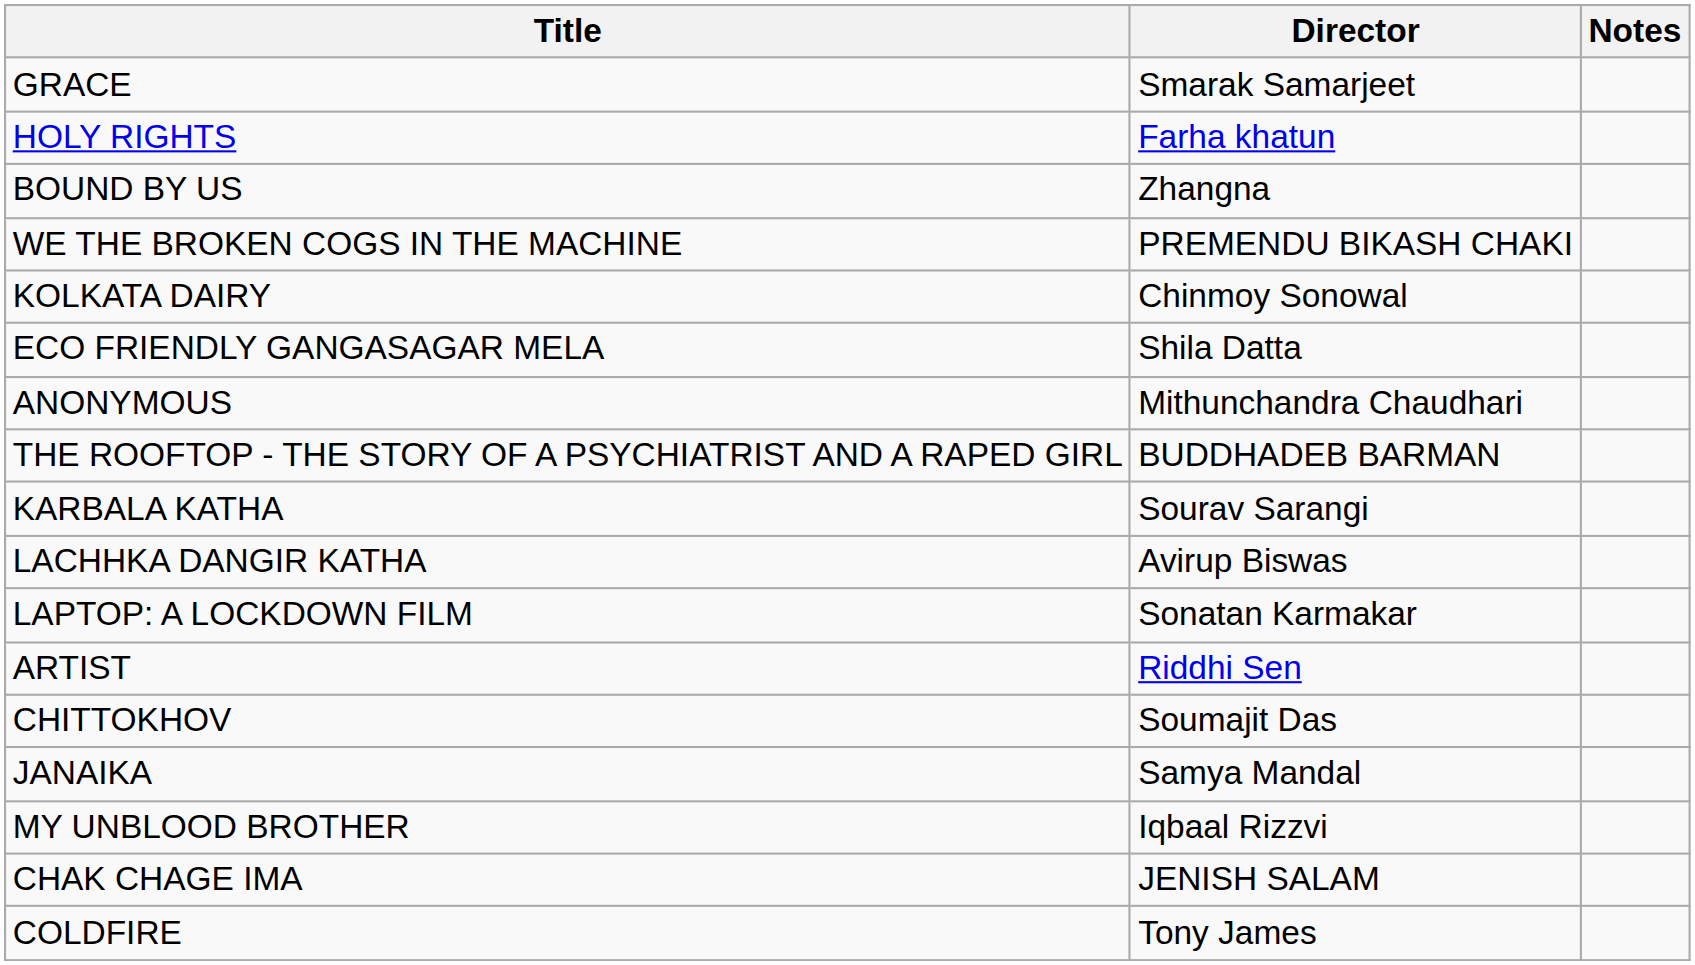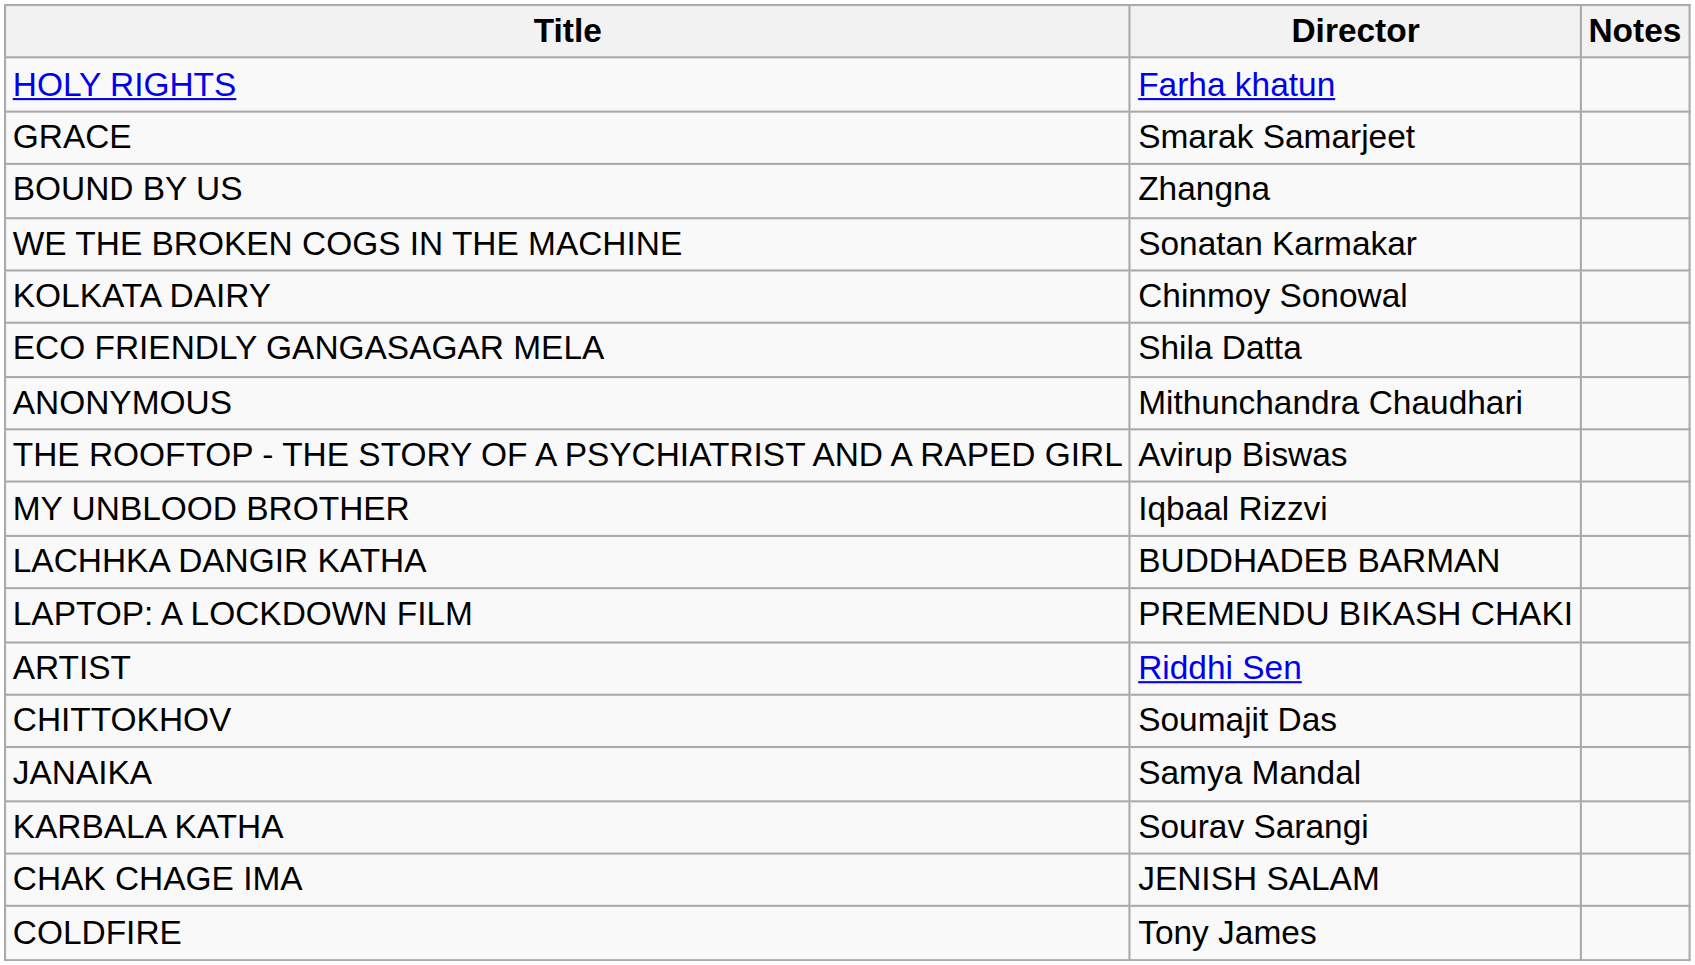rows swapped: (125, 137) <-> (72, 84)
(1356, 243) PREMENDU BIKASH CHAKI -> (1278, 243) Sonatan Karmakar
(1319, 455) BUDDHADEB BARMAN -> (1243, 455) Avirup Biswas
rows swapped: (211, 826) <-> (148, 508)
(1243, 561) Avirup Biswas -> (1319, 561) BUDDHADEB BARMAN
(1278, 614) Sonatan Karmakar -> (1356, 614) PREMENDU BIKASH CHAKI
